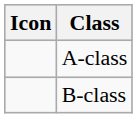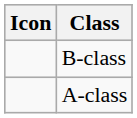rows swapped: (95, 58) <-> (94, 94)
